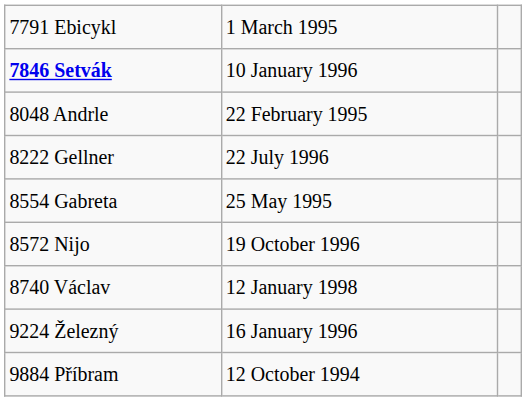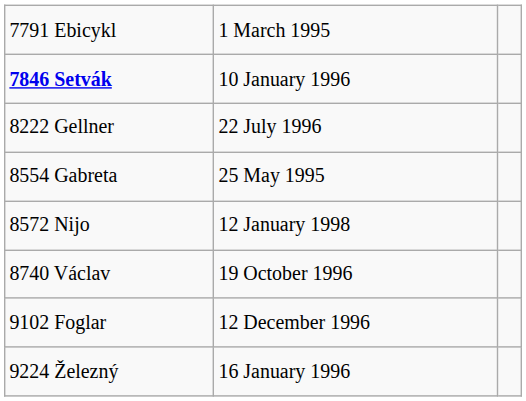- row: (59, 113)
(293, 244) 19 October 1996 -> (284, 225) 12 January 1998
(292, 287) 12 January 1998 -> (285, 273) 19 October 1996
+ row: (58, 322)
- row: (64, 374)
